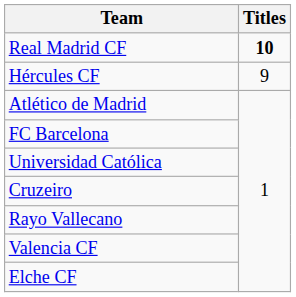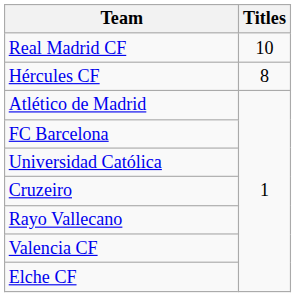(265, 47) bold -> (265, 47) normal
(265, 76) 9 -> (265, 76) 8
